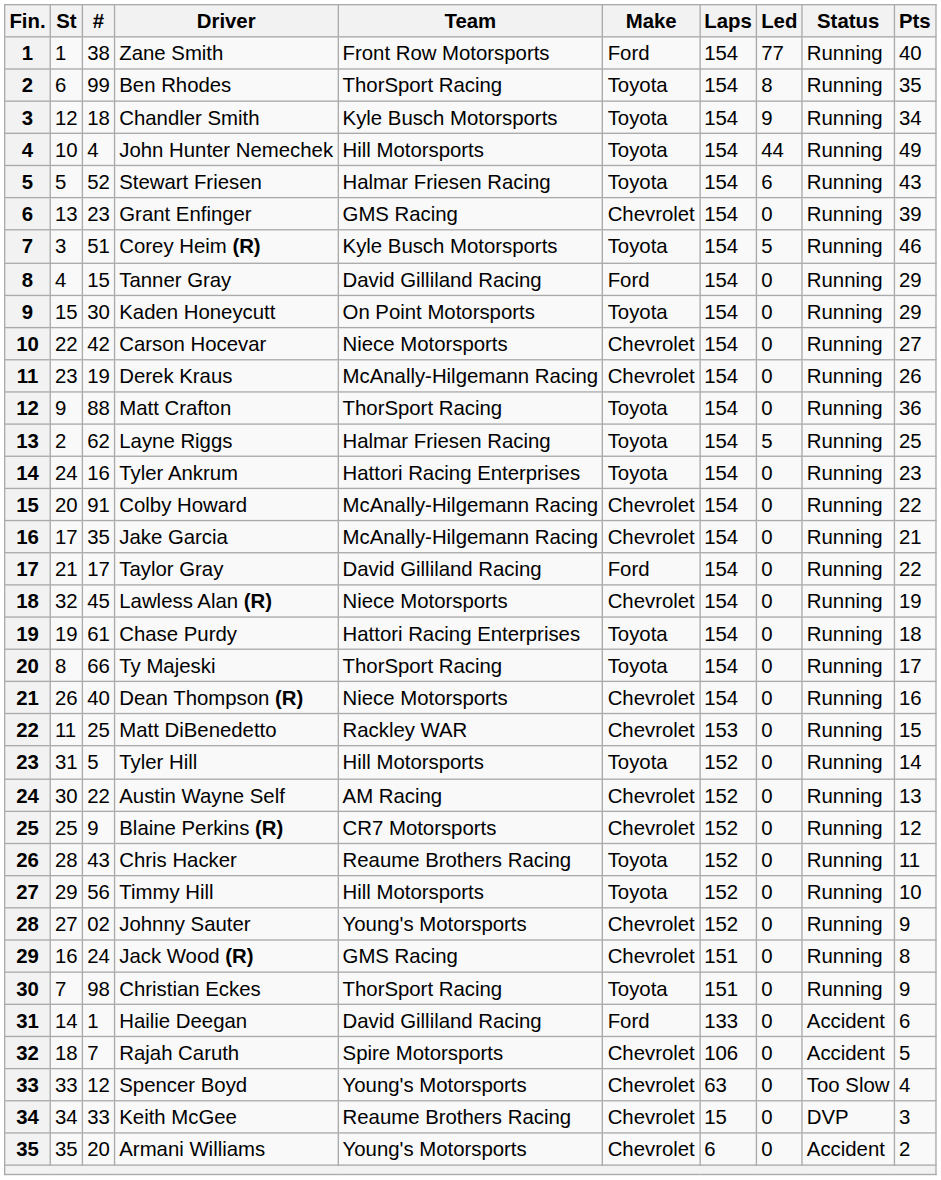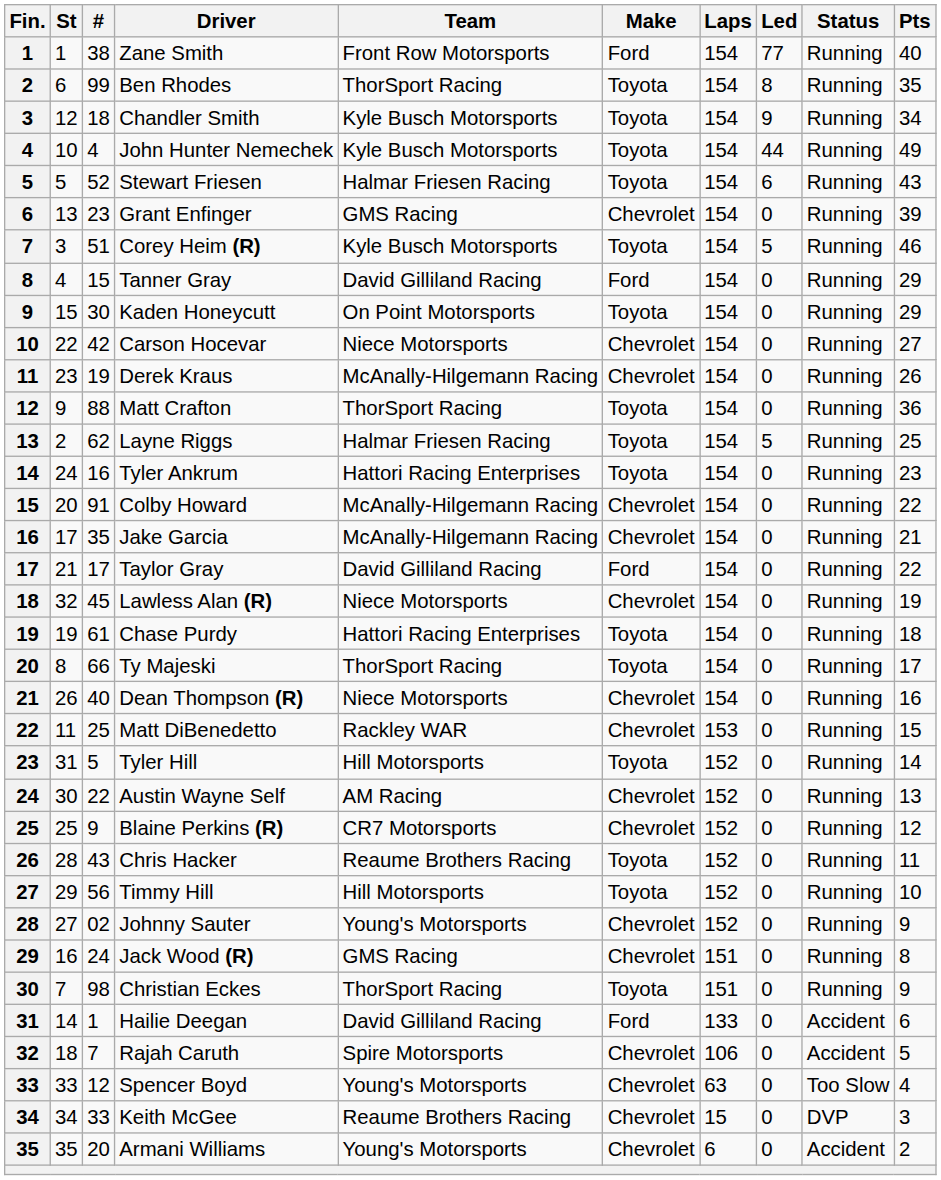(413, 150) Hill Motorsports -> (450, 150) Kyle Busch Motorsports
